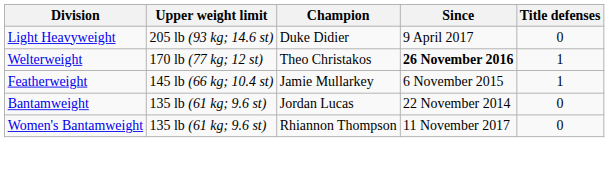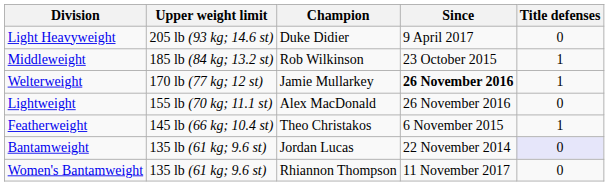+ row: (47, 59)
(326, 59) Theo Christakos -> (327, 81) Jamie Mullarkey
+ row: (42, 103)
(327, 81) Jamie Mullarkey -> (326, 125) Theo Christakos
(560, 103) no background -> (560, 147) lavender background
